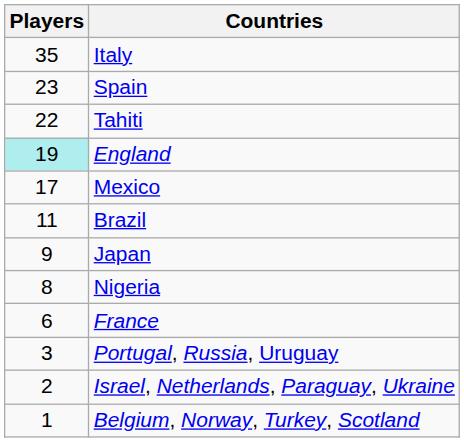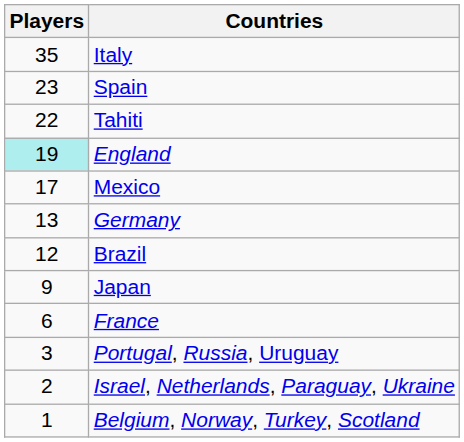+ row: (137, 220)
(47, 220) 11 -> (47, 253) 12
- row: (127, 287)
